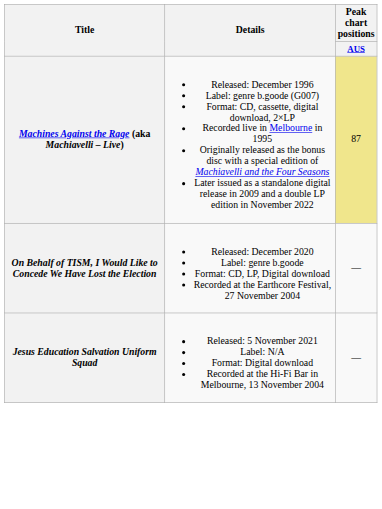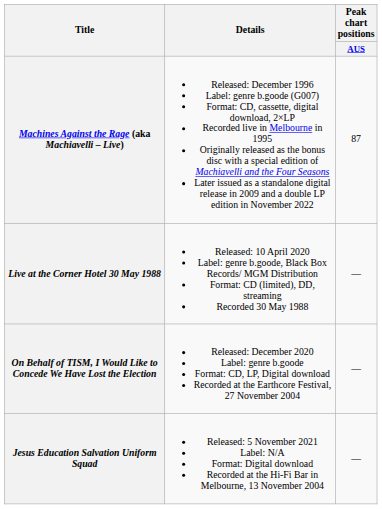(356, 139) khaki background -> (356, 139) no background
+ row: (85, 273)
